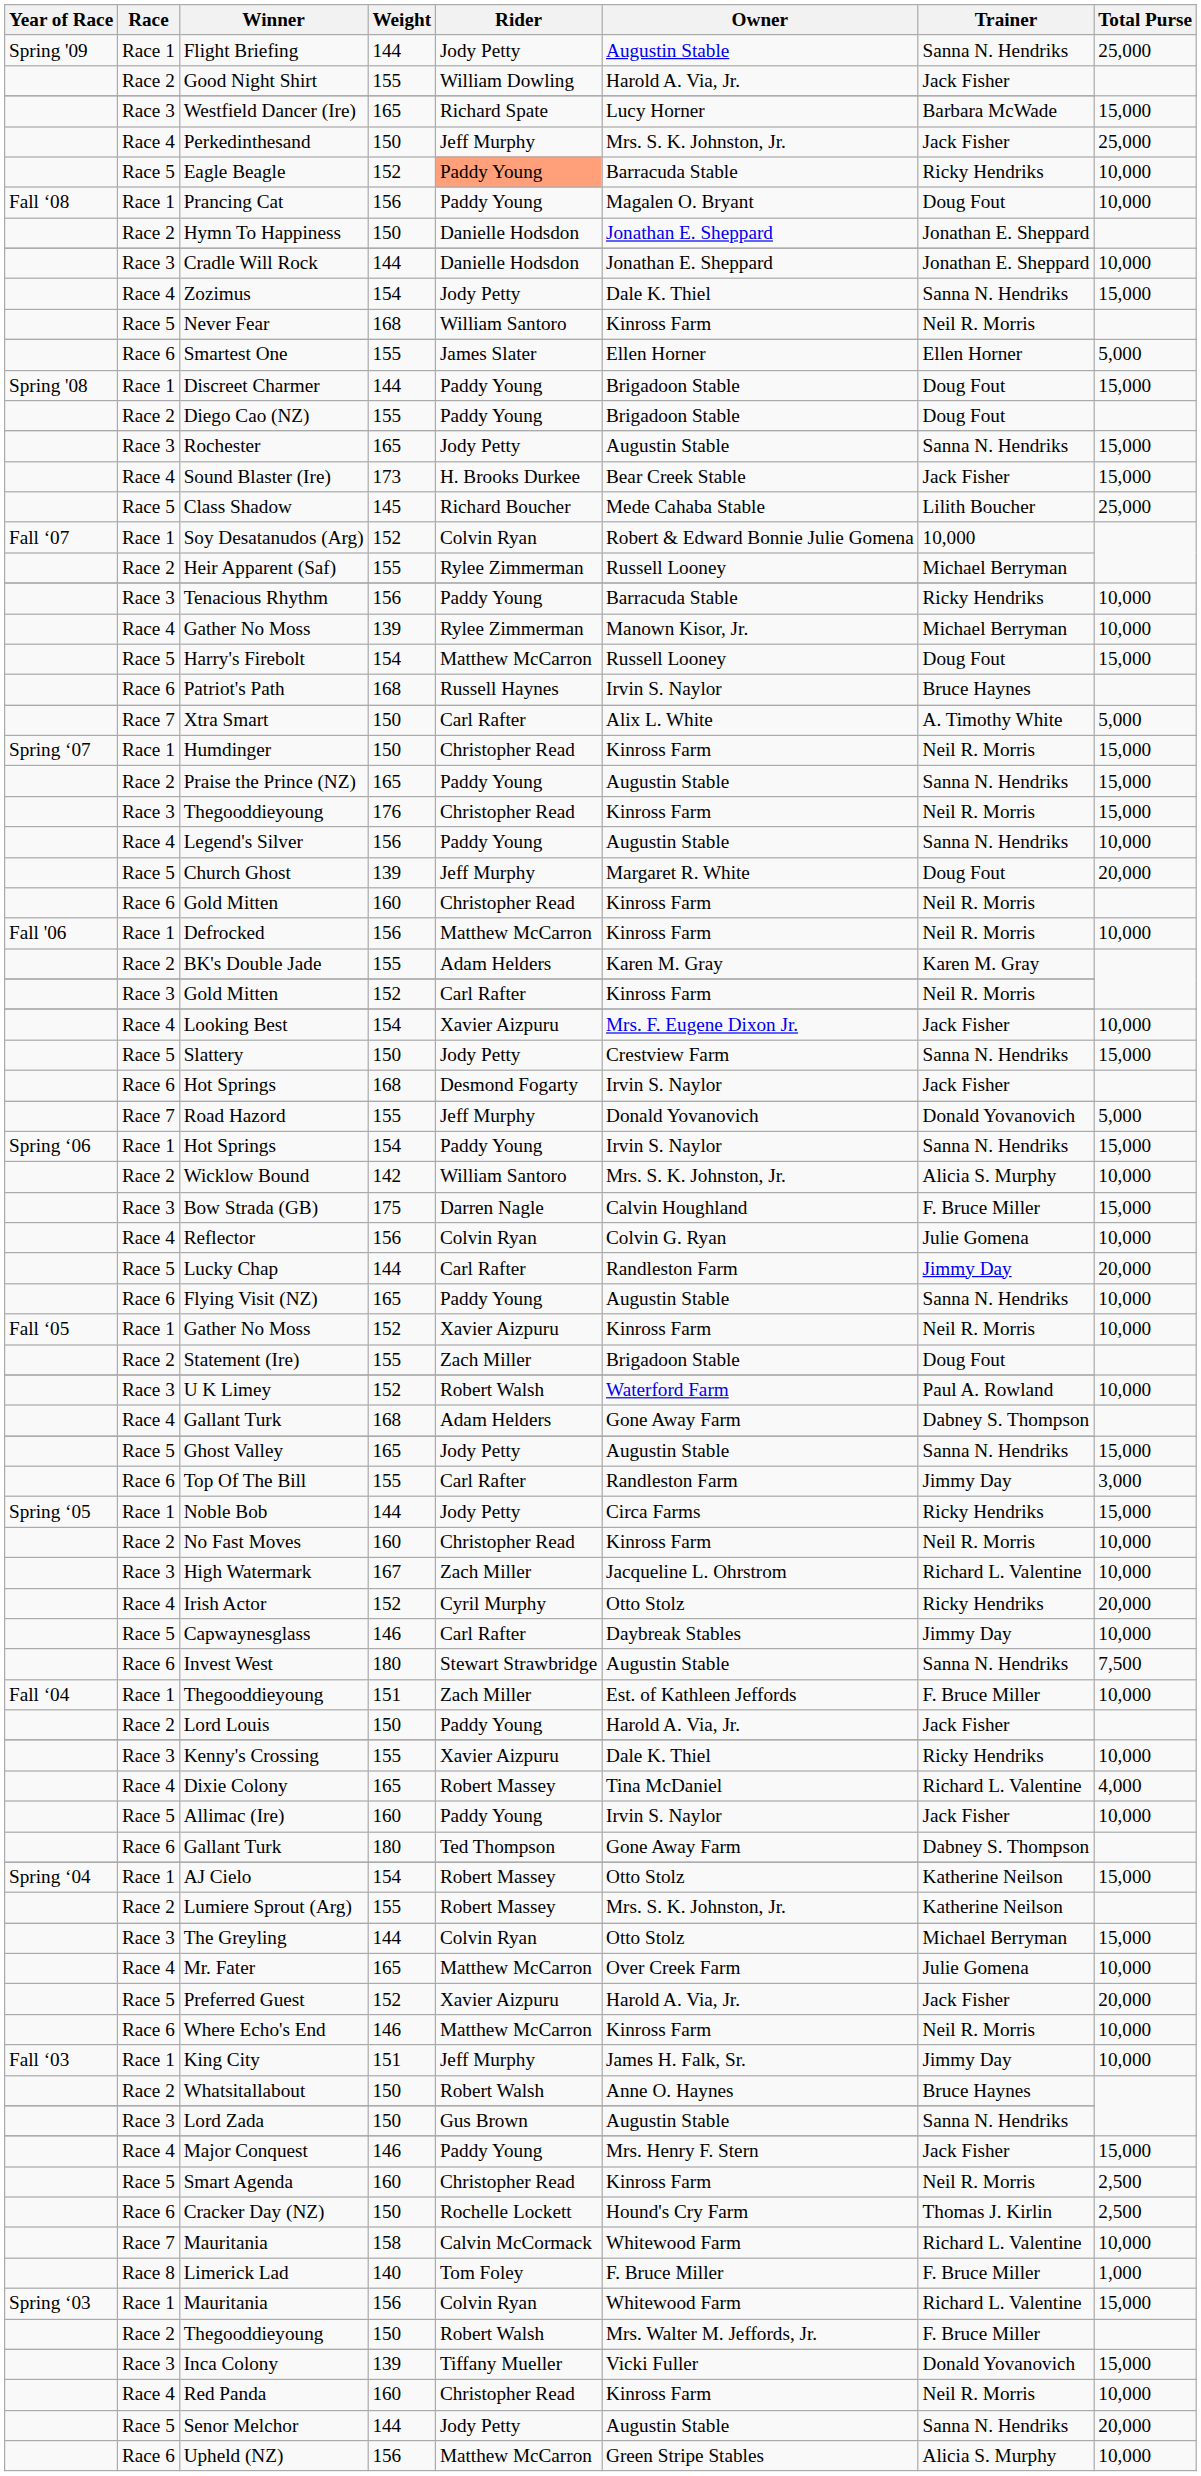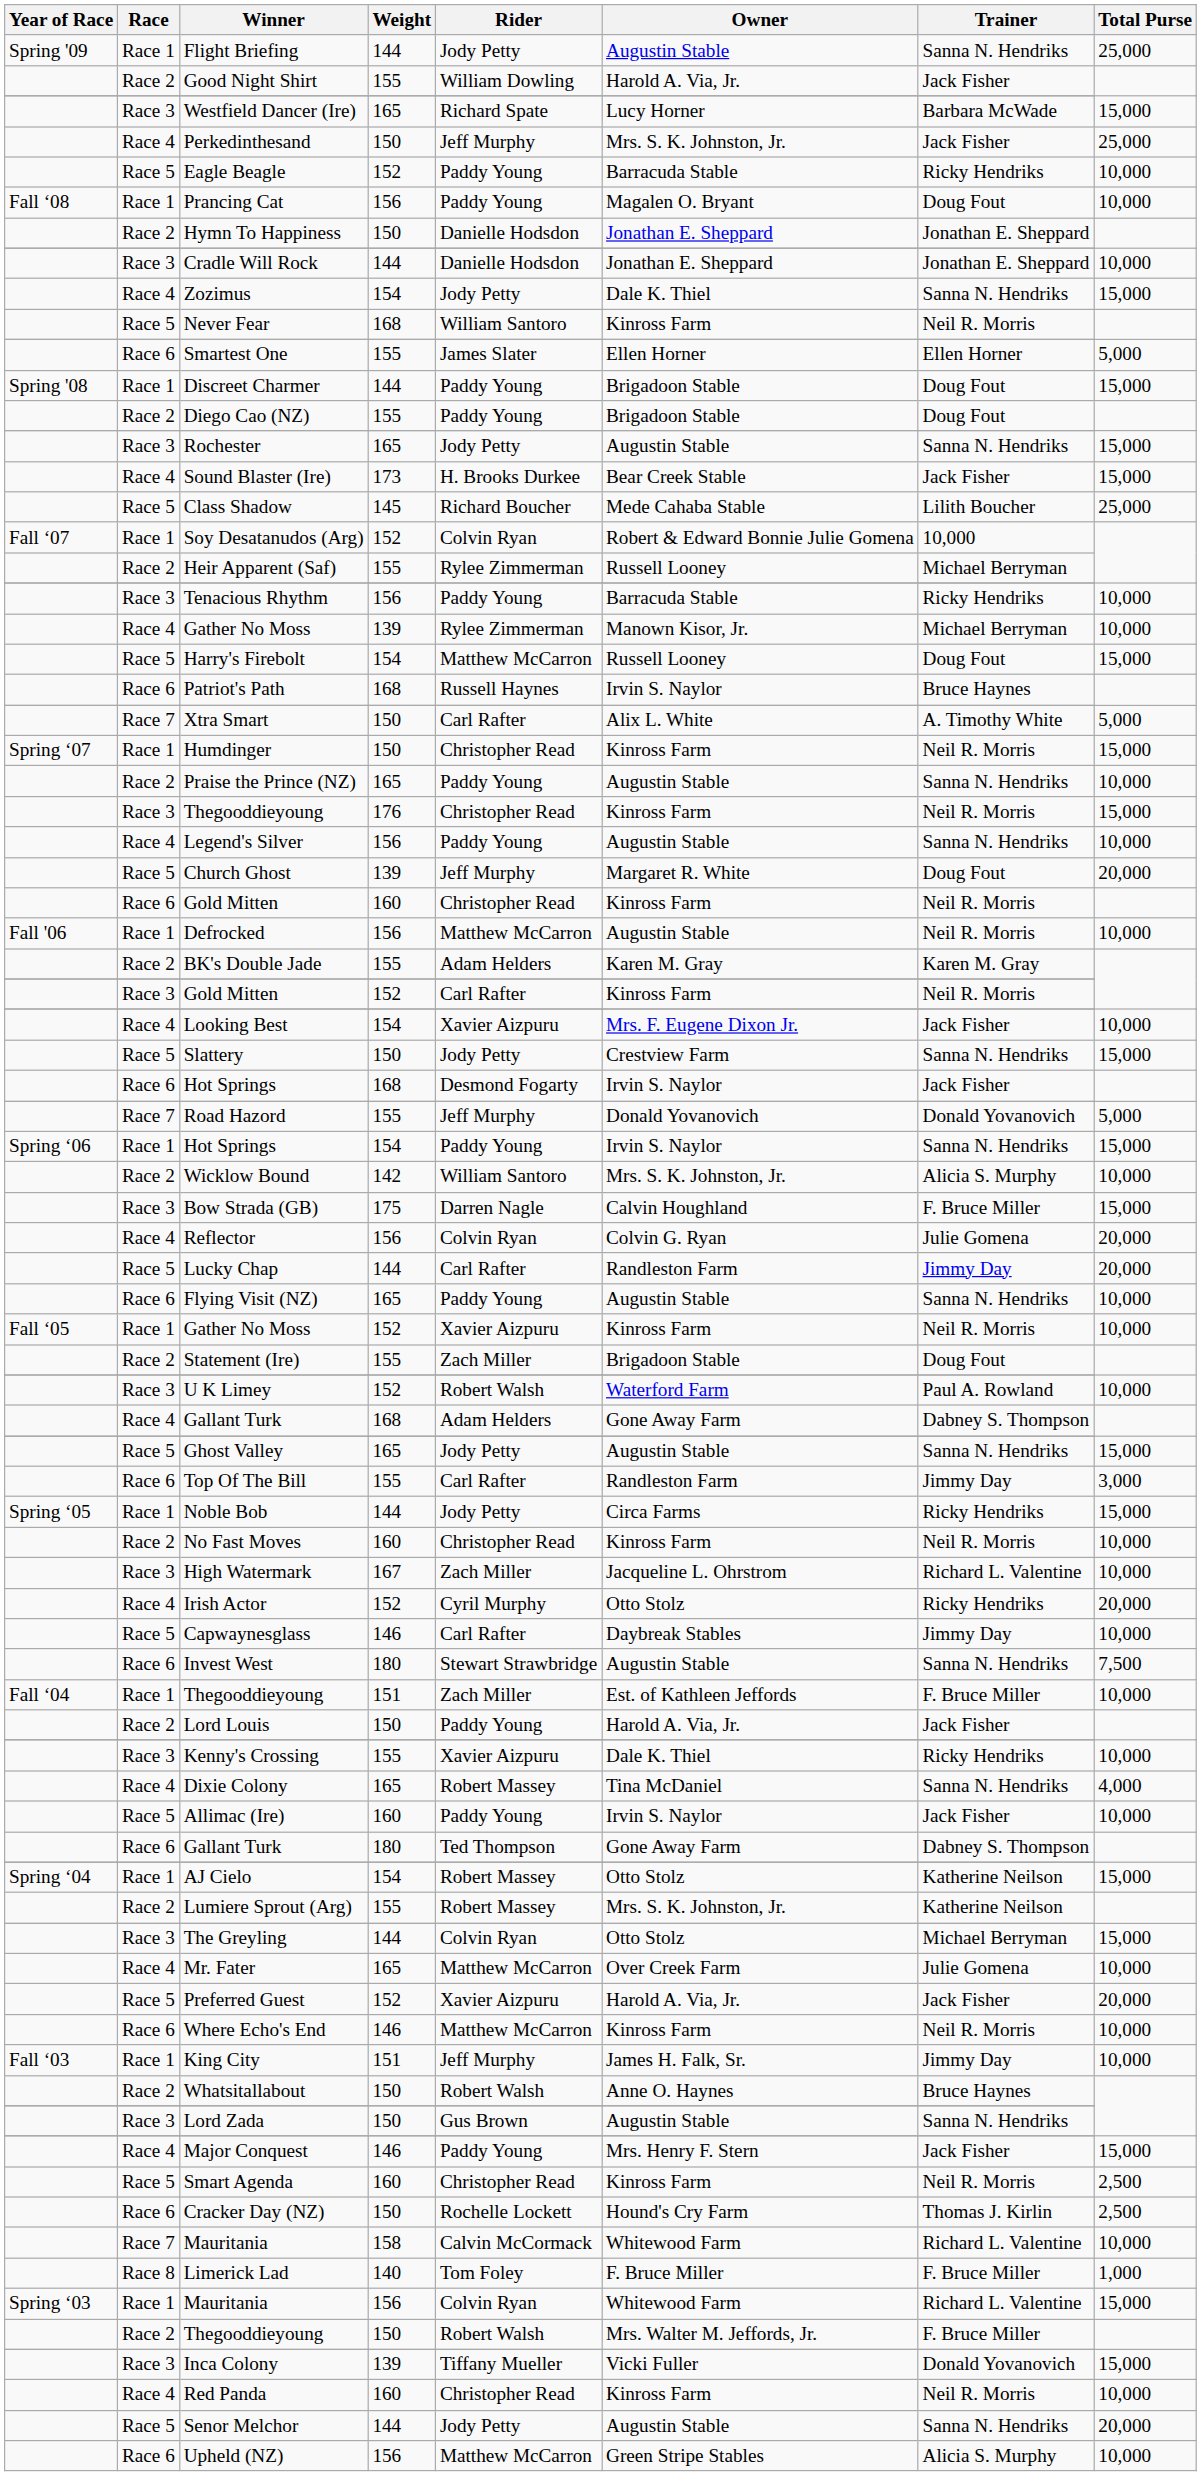(491, 171) lightsalmon background -> (491, 171) no background
(1125, 780) 15,000 -> (1125, 780) 10,000
(659, 933) Kinross Farm -> (668, 933) Augustin Stable
(1125, 1237) 10,000 -> (1125, 1237) 20,000
(1002, 1785) Richard L. Valentine -> (995, 1785) Sanna N. Hendriks
